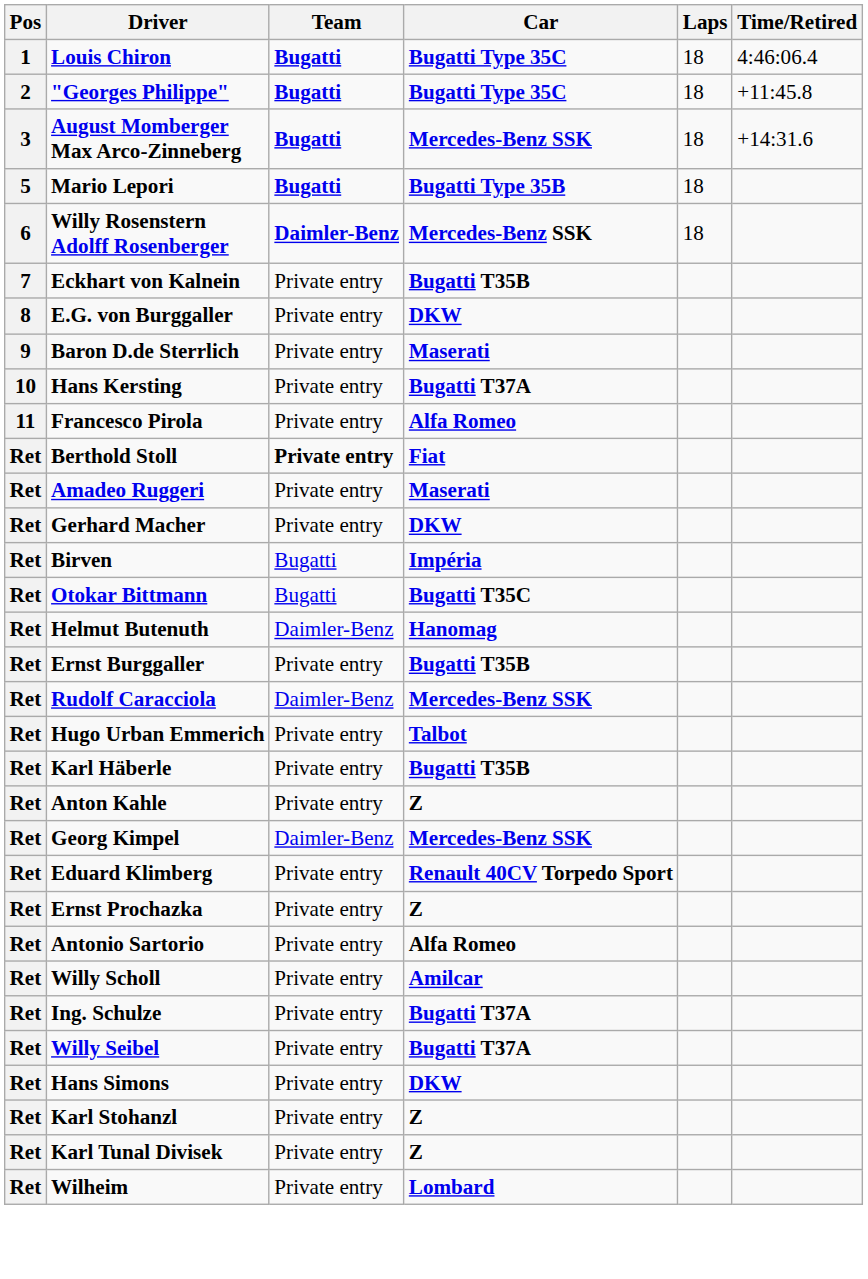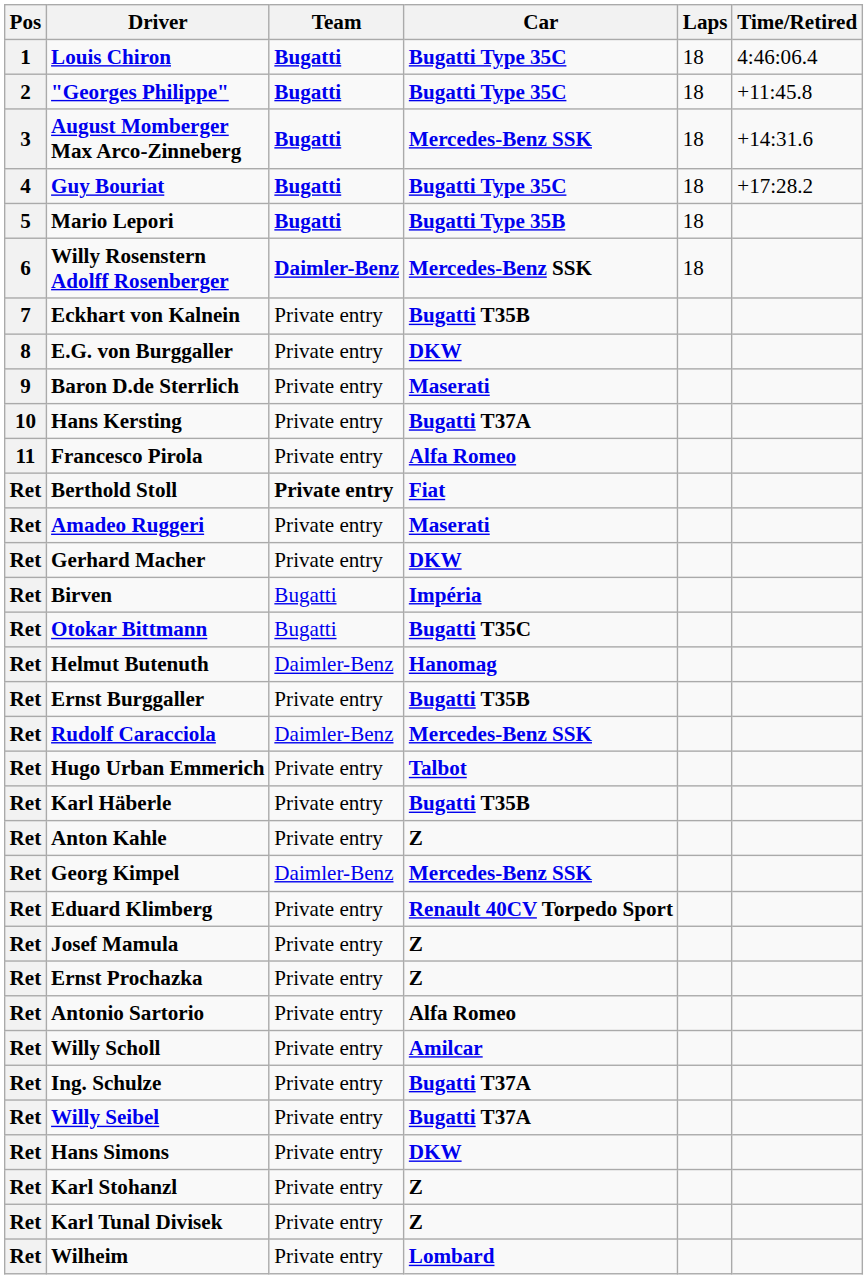+ row: (108, 186)
+ row: (115, 943)
